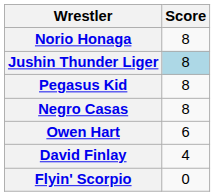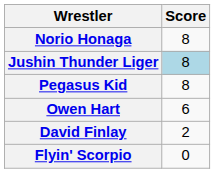- row: (83, 109)
(186, 156) 4 -> (186, 132) 2
